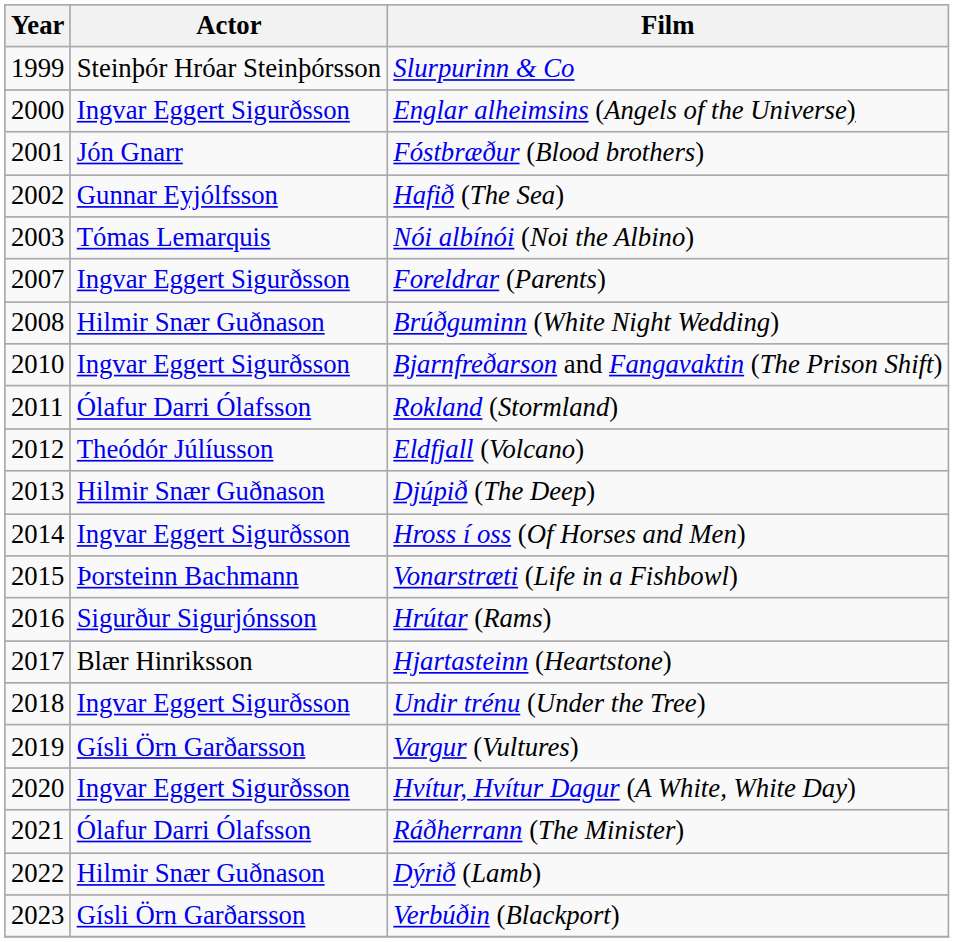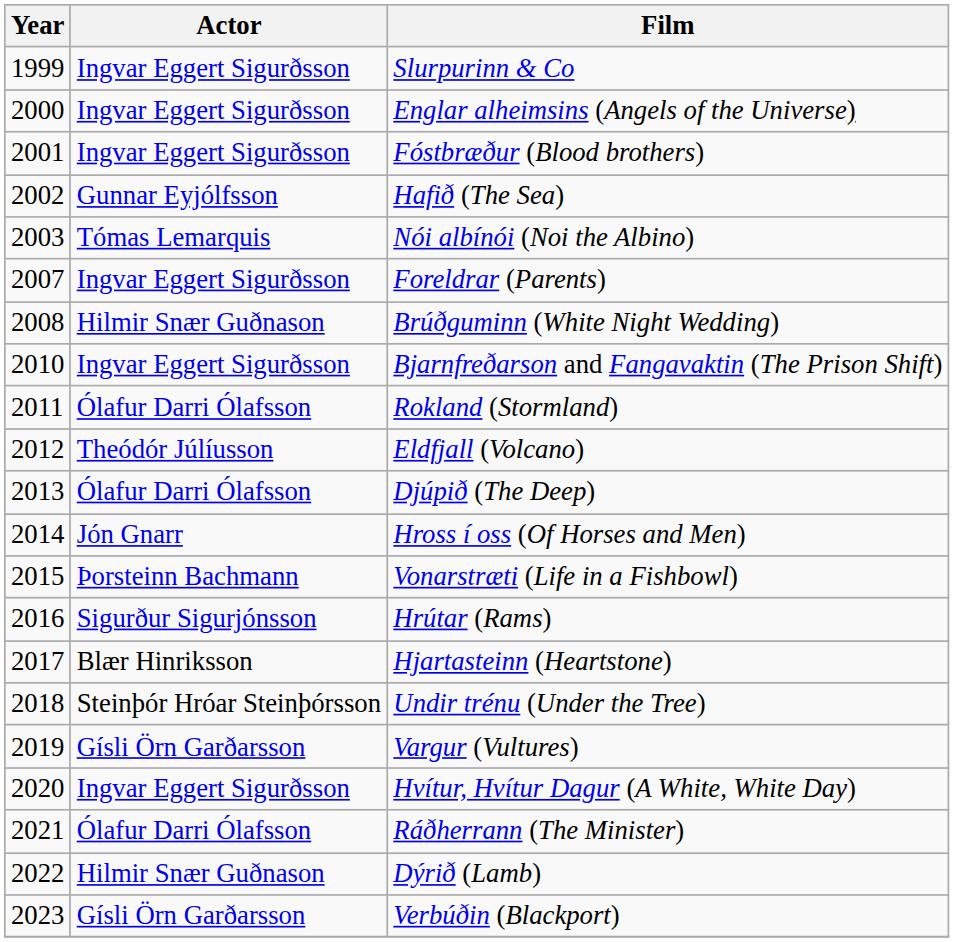(229, 68) Steinþór Hróar Steinþórsson -> (213, 68) Ingvar Eggert Sigurðsson
(130, 152) Jón Gnarr -> (213, 152) Ingvar Eggert Sigurðsson
(201, 491) Hilmir Snær Guðnason -> (194, 491) Ólafur Darri Ólafsson
(213, 534) Ingvar Eggert Sigurðsson -> (130, 534) Jón Gnarr
(213, 703) Ingvar Eggert Sigurðsson -> (229, 703) Steinþór Hróar Steinþórsson
